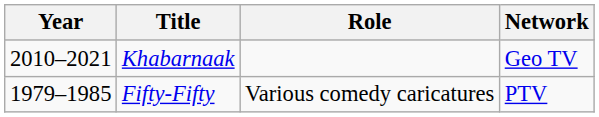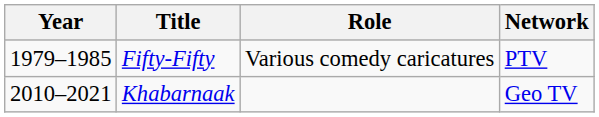rows swapped: (168, 93) <-> (178, 58)
